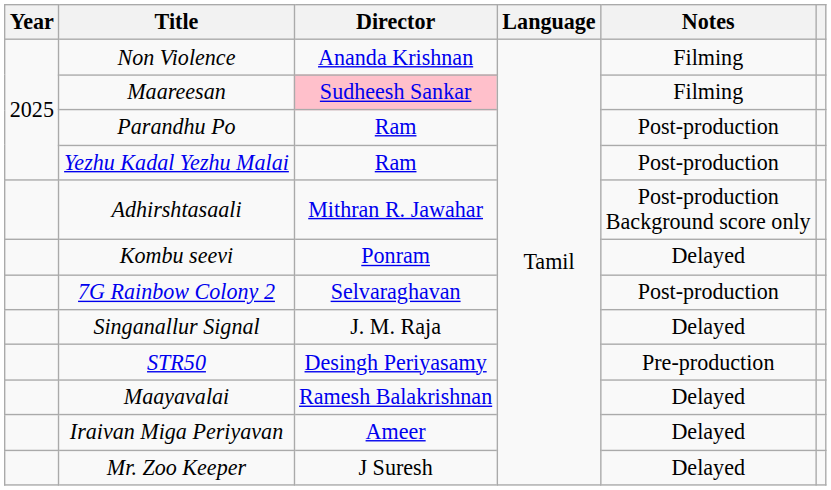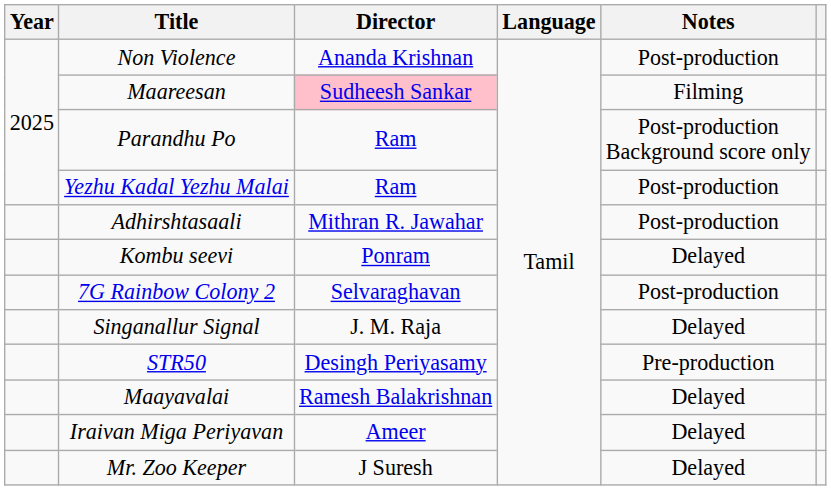(708, 57) Filming -> (708, 57) Post-production
(708, 127) Post-production -> (708, 139) Post-production Background score only
(708, 209) Post-production Background score only -> (708, 221) Post-production
